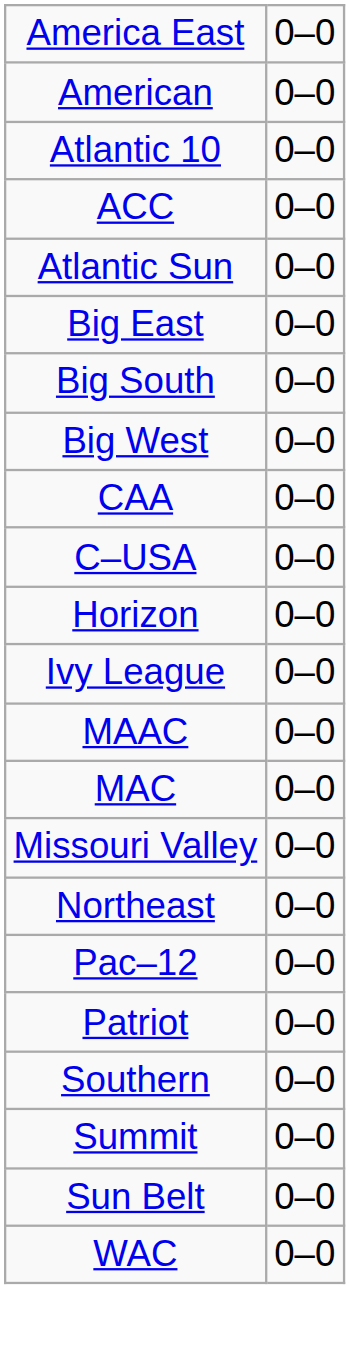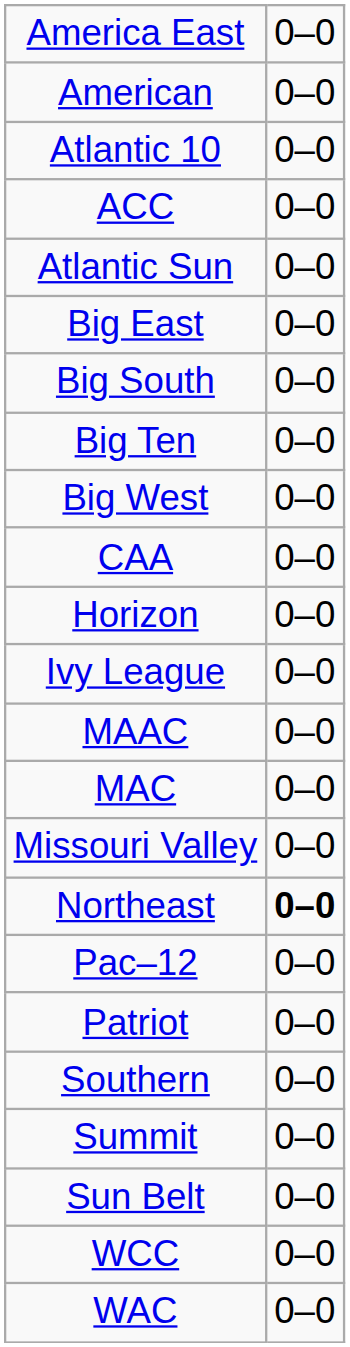+ row: (135, 440)
- row: (135, 556)
(305, 905) normal -> (305, 905) bold
+ row: (135, 1253)
